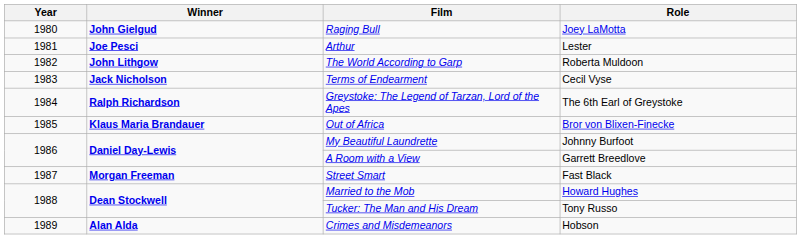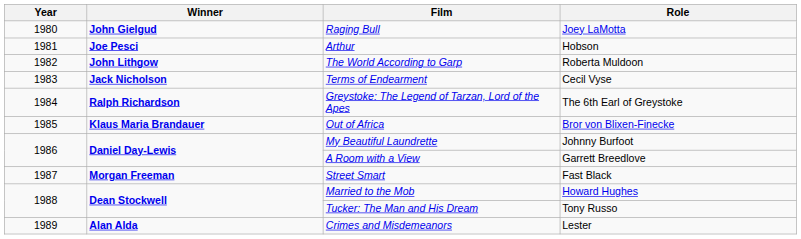(577, 46) Lester -> (580, 46) Hobson
(580, 225) Hobson -> (577, 225) Lester
